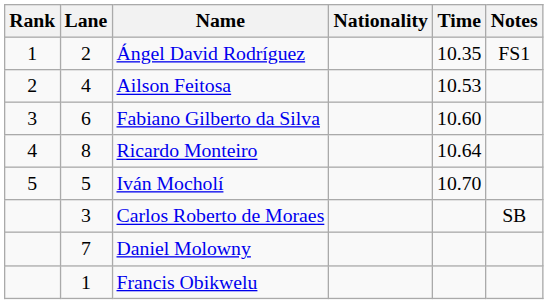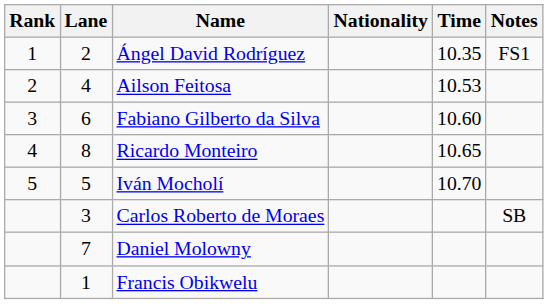(459, 151) 10.64 -> (459, 151) 10.65
